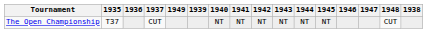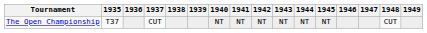columns swapped: (412, 11) <-> (176, 11)
